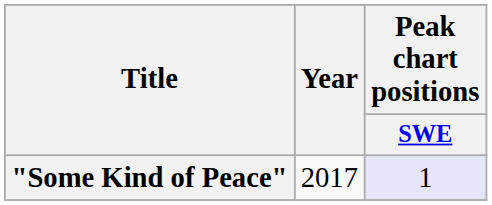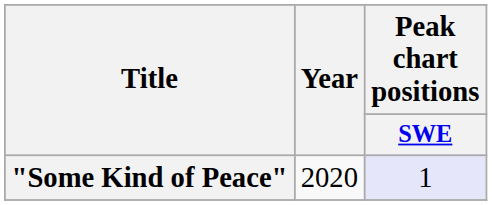(329, 177) 2017 -> (329, 177) 2020
